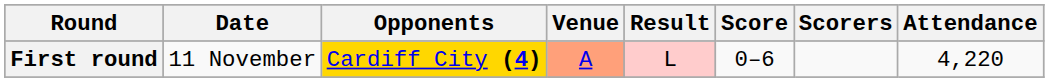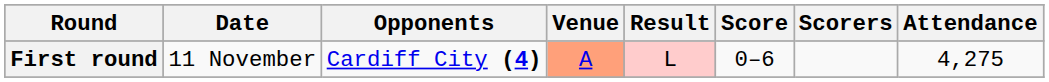(434, 60) gold background -> (434, 60) no background
(970, 60) 4,220 -> (970, 60) 4,275
